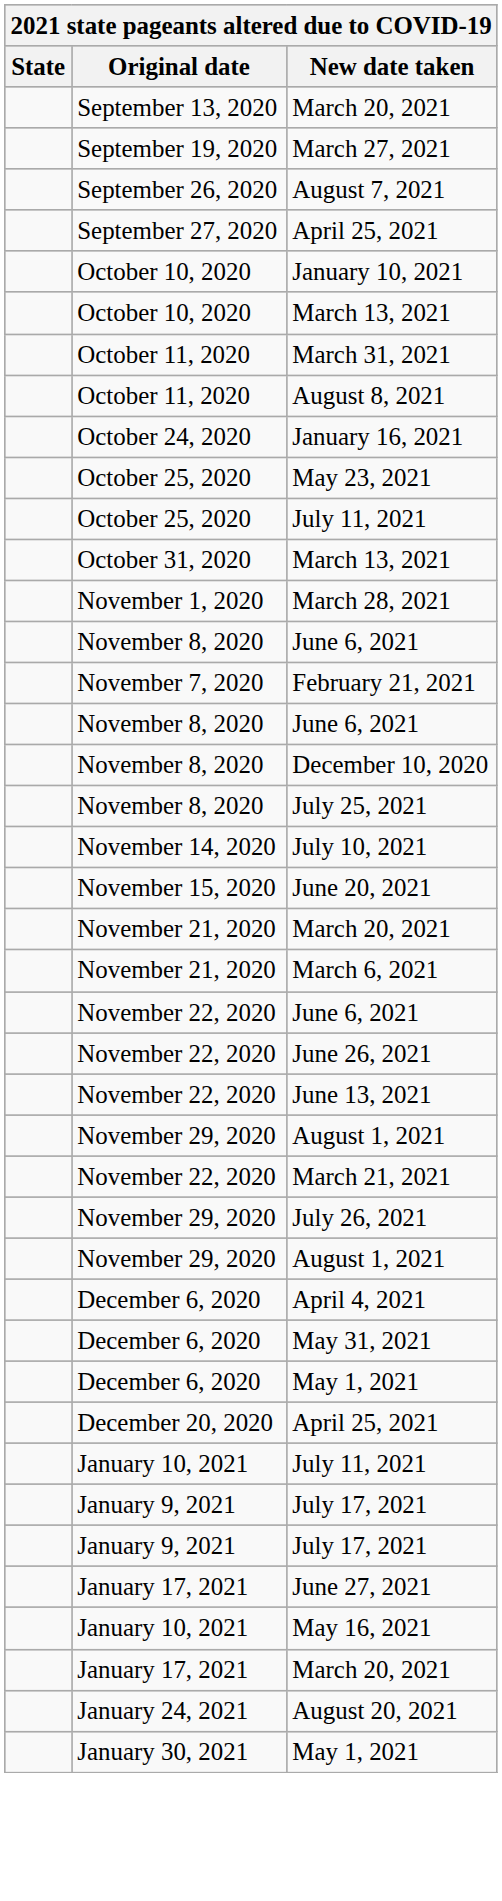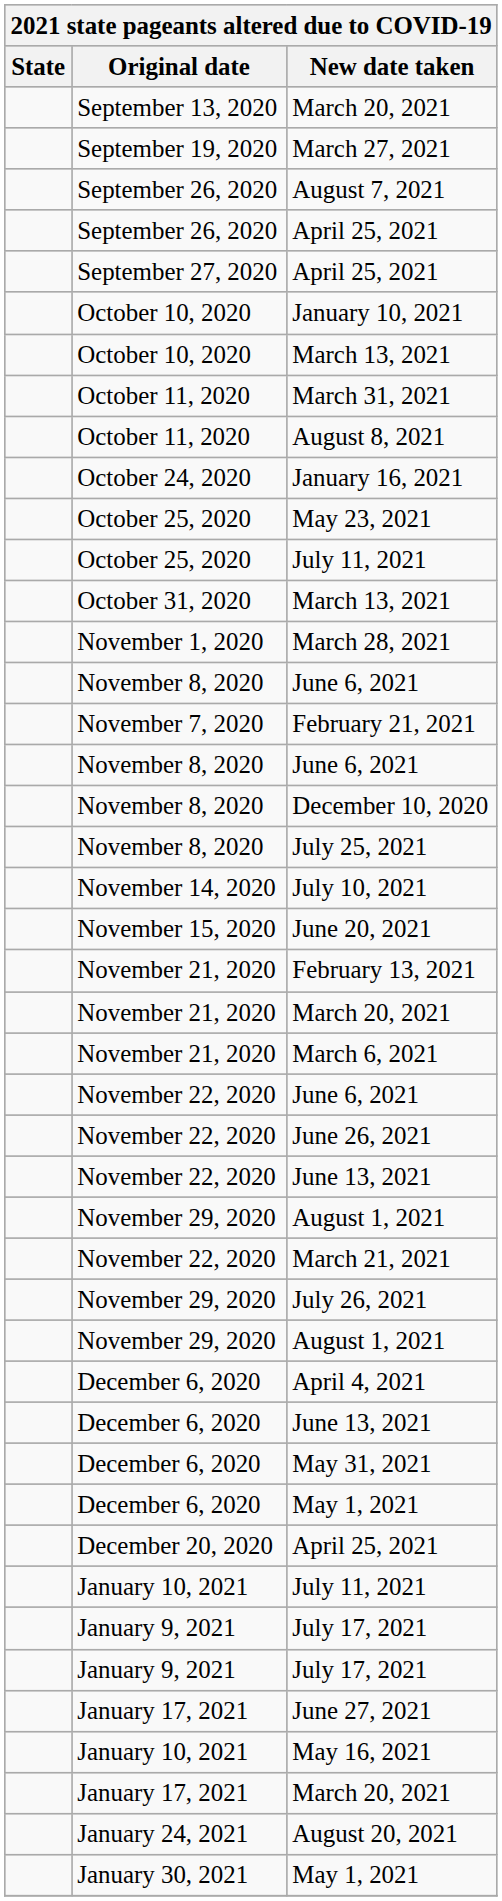+ row: (177, 230)
+ row: (177, 970)
+ row: (169, 1422)
